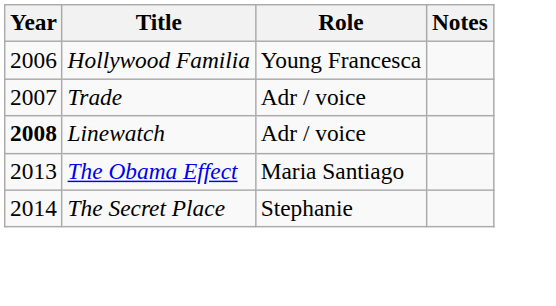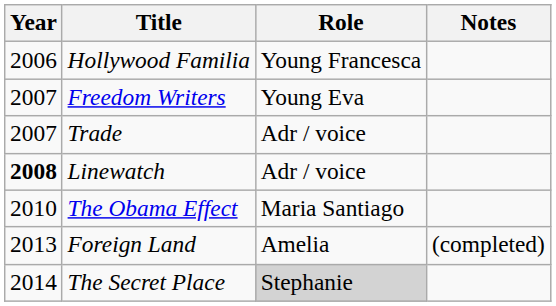+ row: (147, 97)
(33, 171) 2013 -> (33, 208) 2010
+ row: (132, 245)
(307, 208) no background -> (307, 282) lightgrey background
